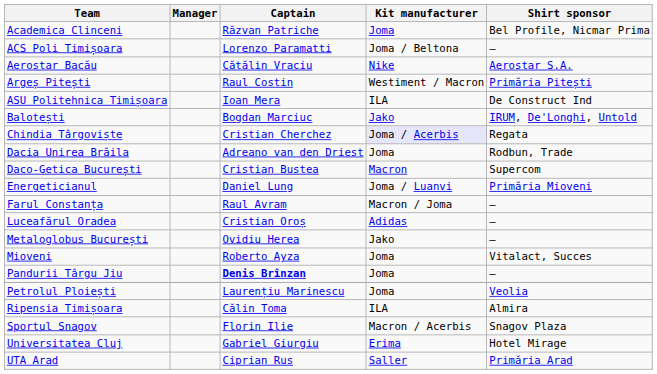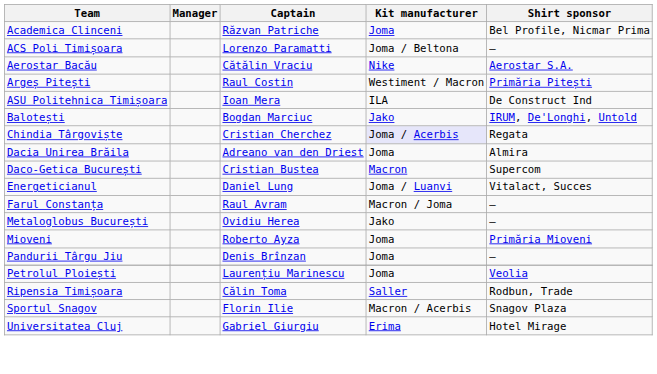(531, 152) Rodbun, Trade -> (509, 152) Almira
(541, 187) Primăria Mioveni -> (541, 187) Vitalact, Succes
- row: (62, 222)
(541, 256) Vitalact, Succes -> (541, 239) Primăria Mioveni
(264, 274) bold -> (264, 256) normal
(378, 308) ILA -> (388, 291) Saller
(509, 308) Almira -> (531, 291) Rodbun, Trade
- row: (33, 361)
